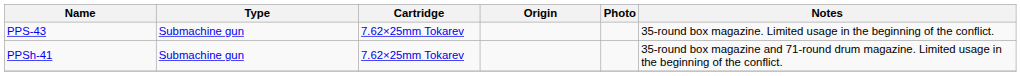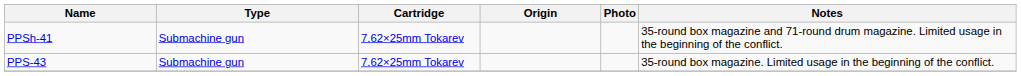rows swapped: (30, 55) <-> (27, 31)
